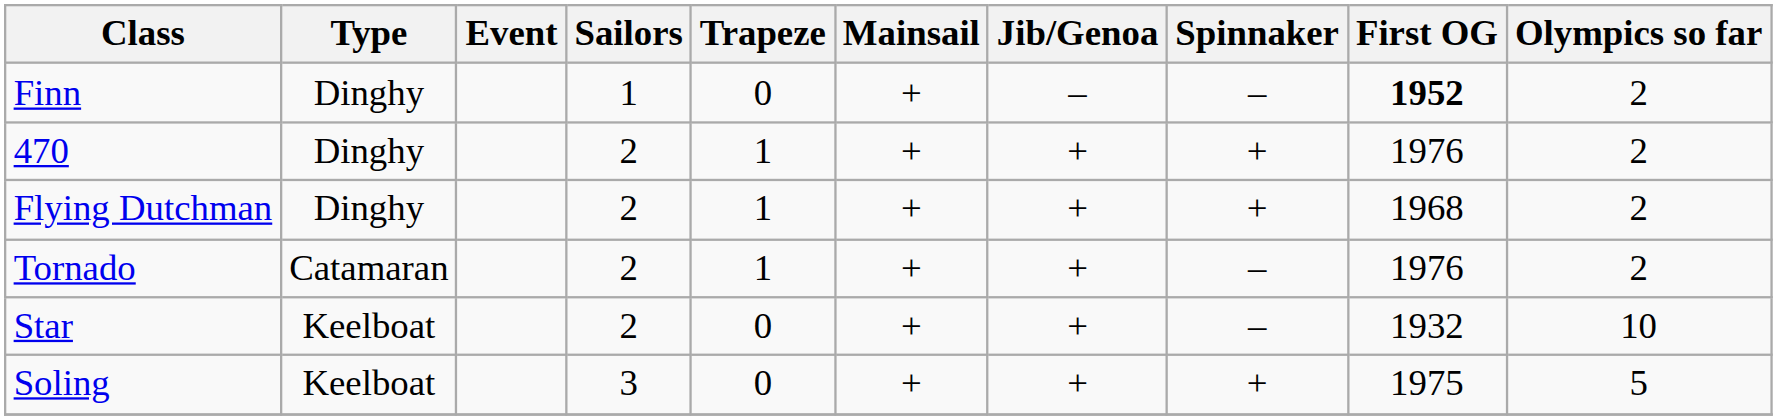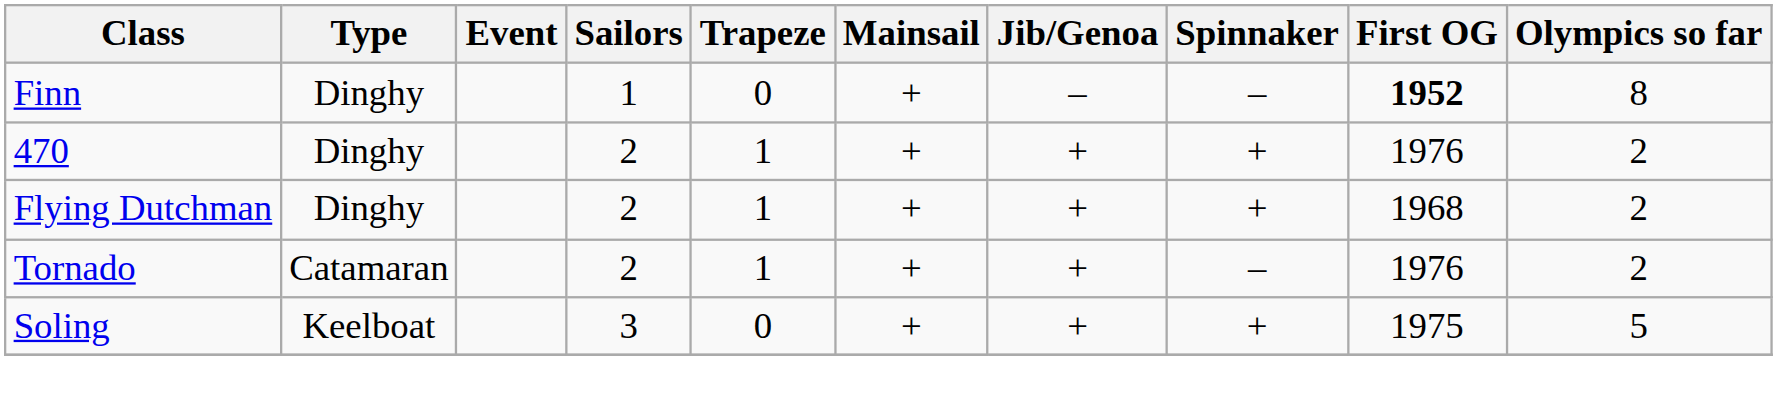(1639, 92) 2 -> (1639, 92) 8
- row: (43, 325)
